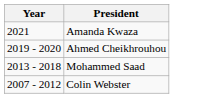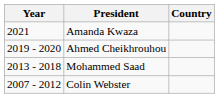+ column: (191, 13)
